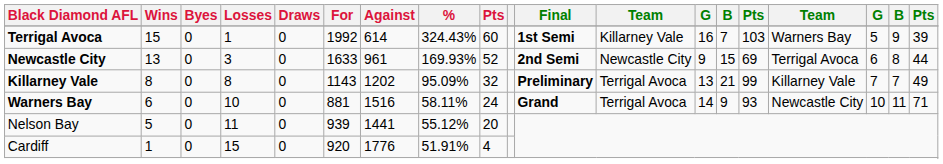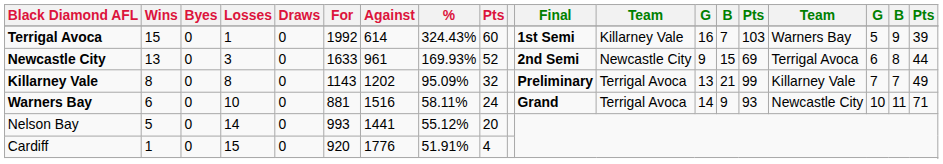(231, 124) 11 -> (232, 124) 14
(338, 124) 939 -> (338, 124) 993
